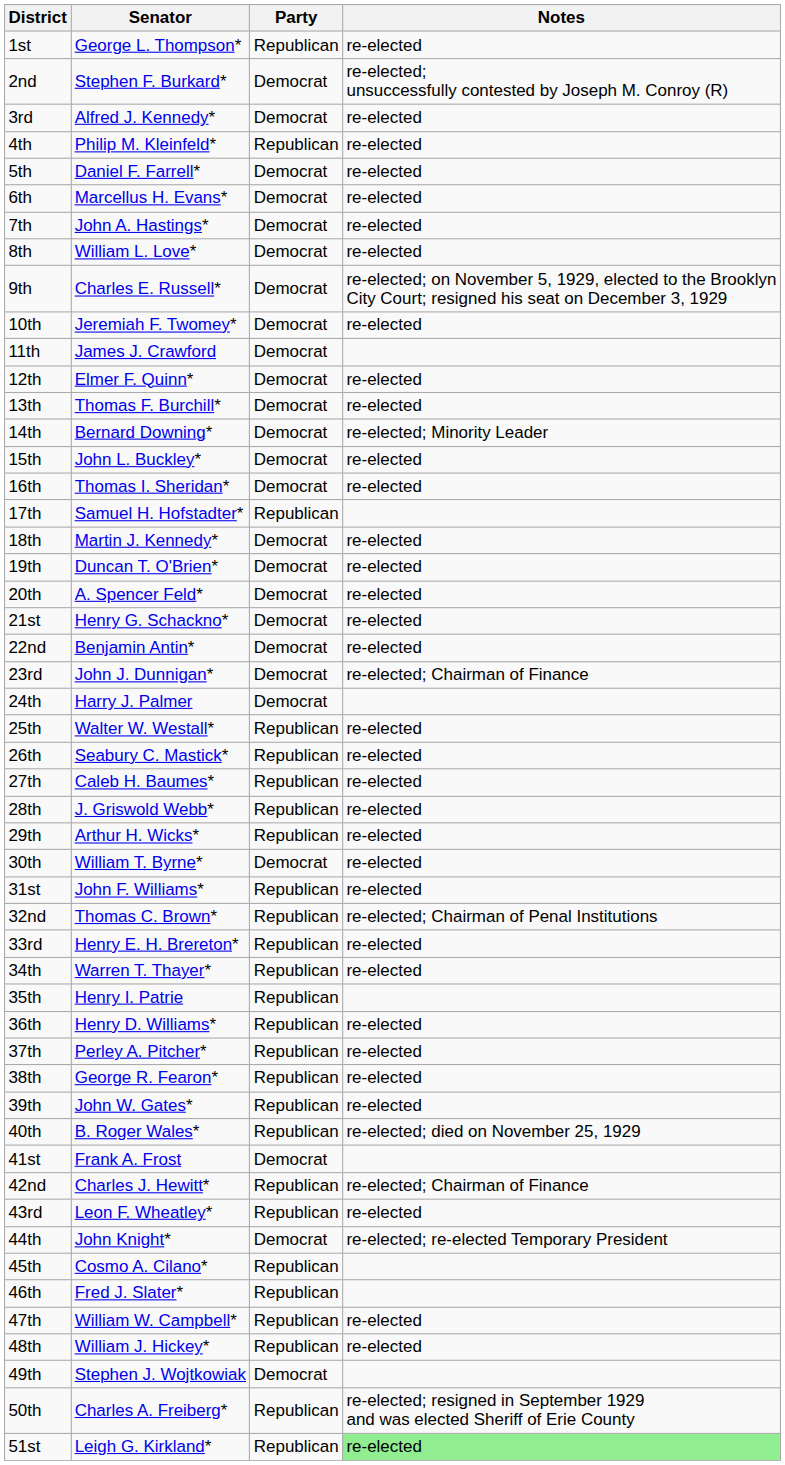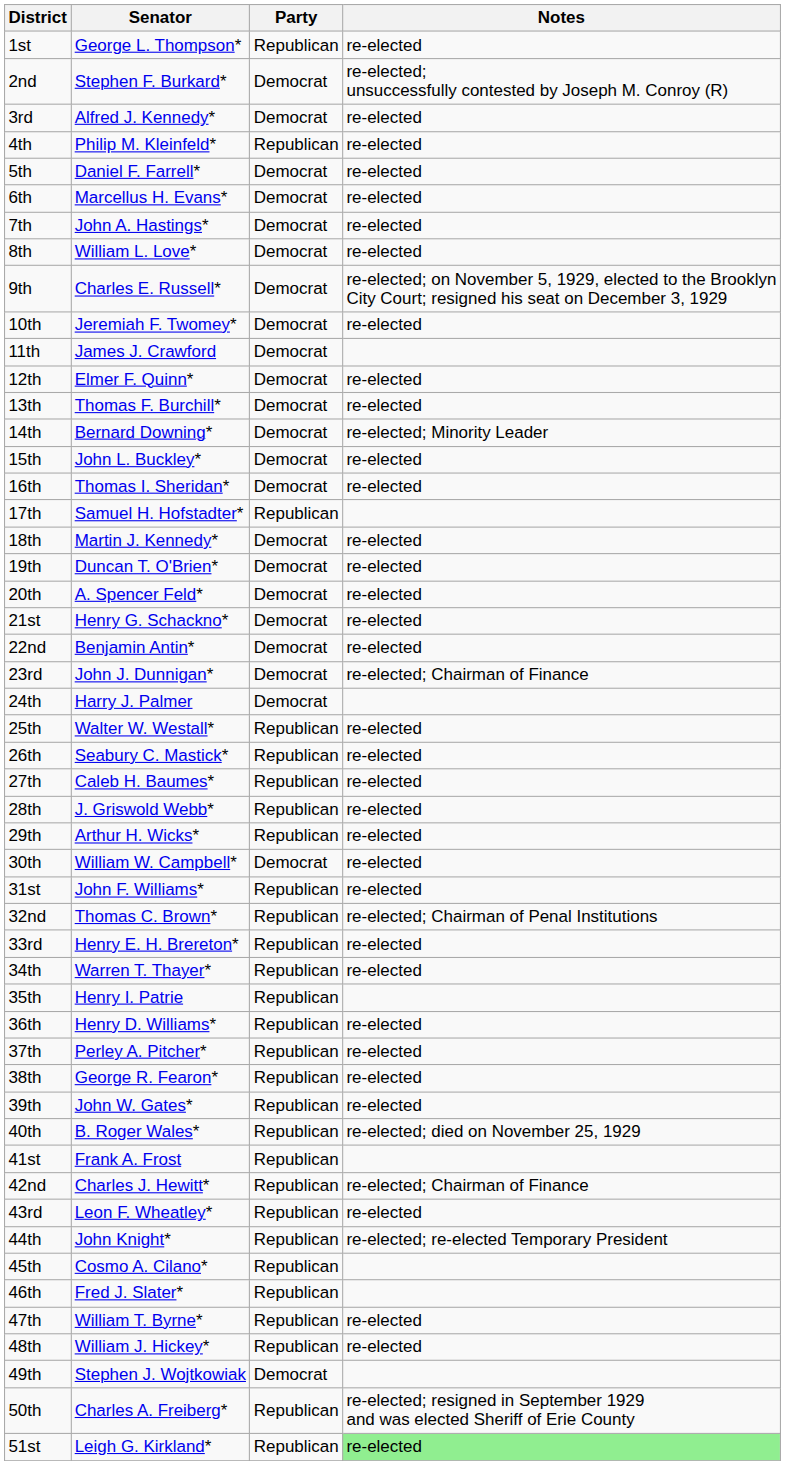(139, 863) William T. Byrne* -> (156, 863) William W. Campbell*
(291, 1158) Democrat -> (296, 1158) Republican
(291, 1239) Democrat -> (296, 1239) Republican
(156, 1320) William W. Campbell* -> (139, 1320) William T. Byrne*
